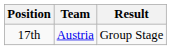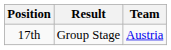columns swapped: (75, 14) <-> (131, 14)
